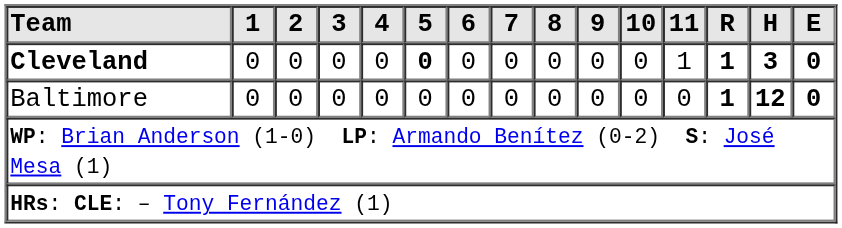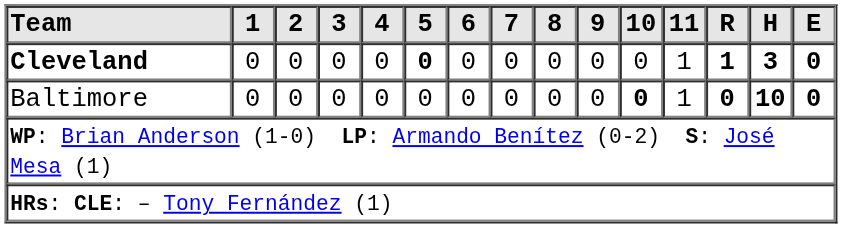(641, 99) normal -> (641, 99) bold
(684, 99) 0 -> (684, 99) 1
(727, 99) 1 -> (727, 99) 0
(770, 99) 12 -> (770, 99) 10
